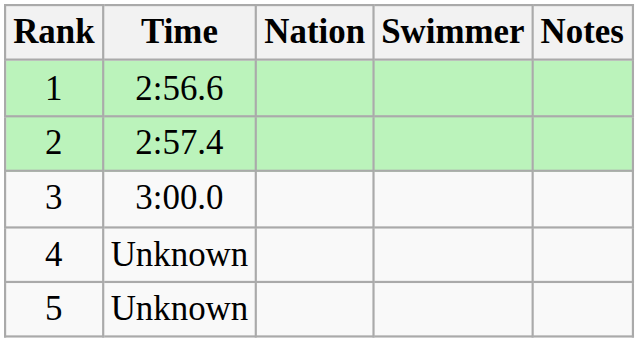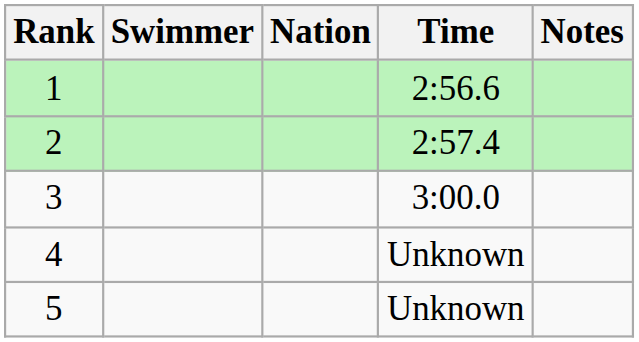columns swapped: (453, 32) <-> (179, 32)
